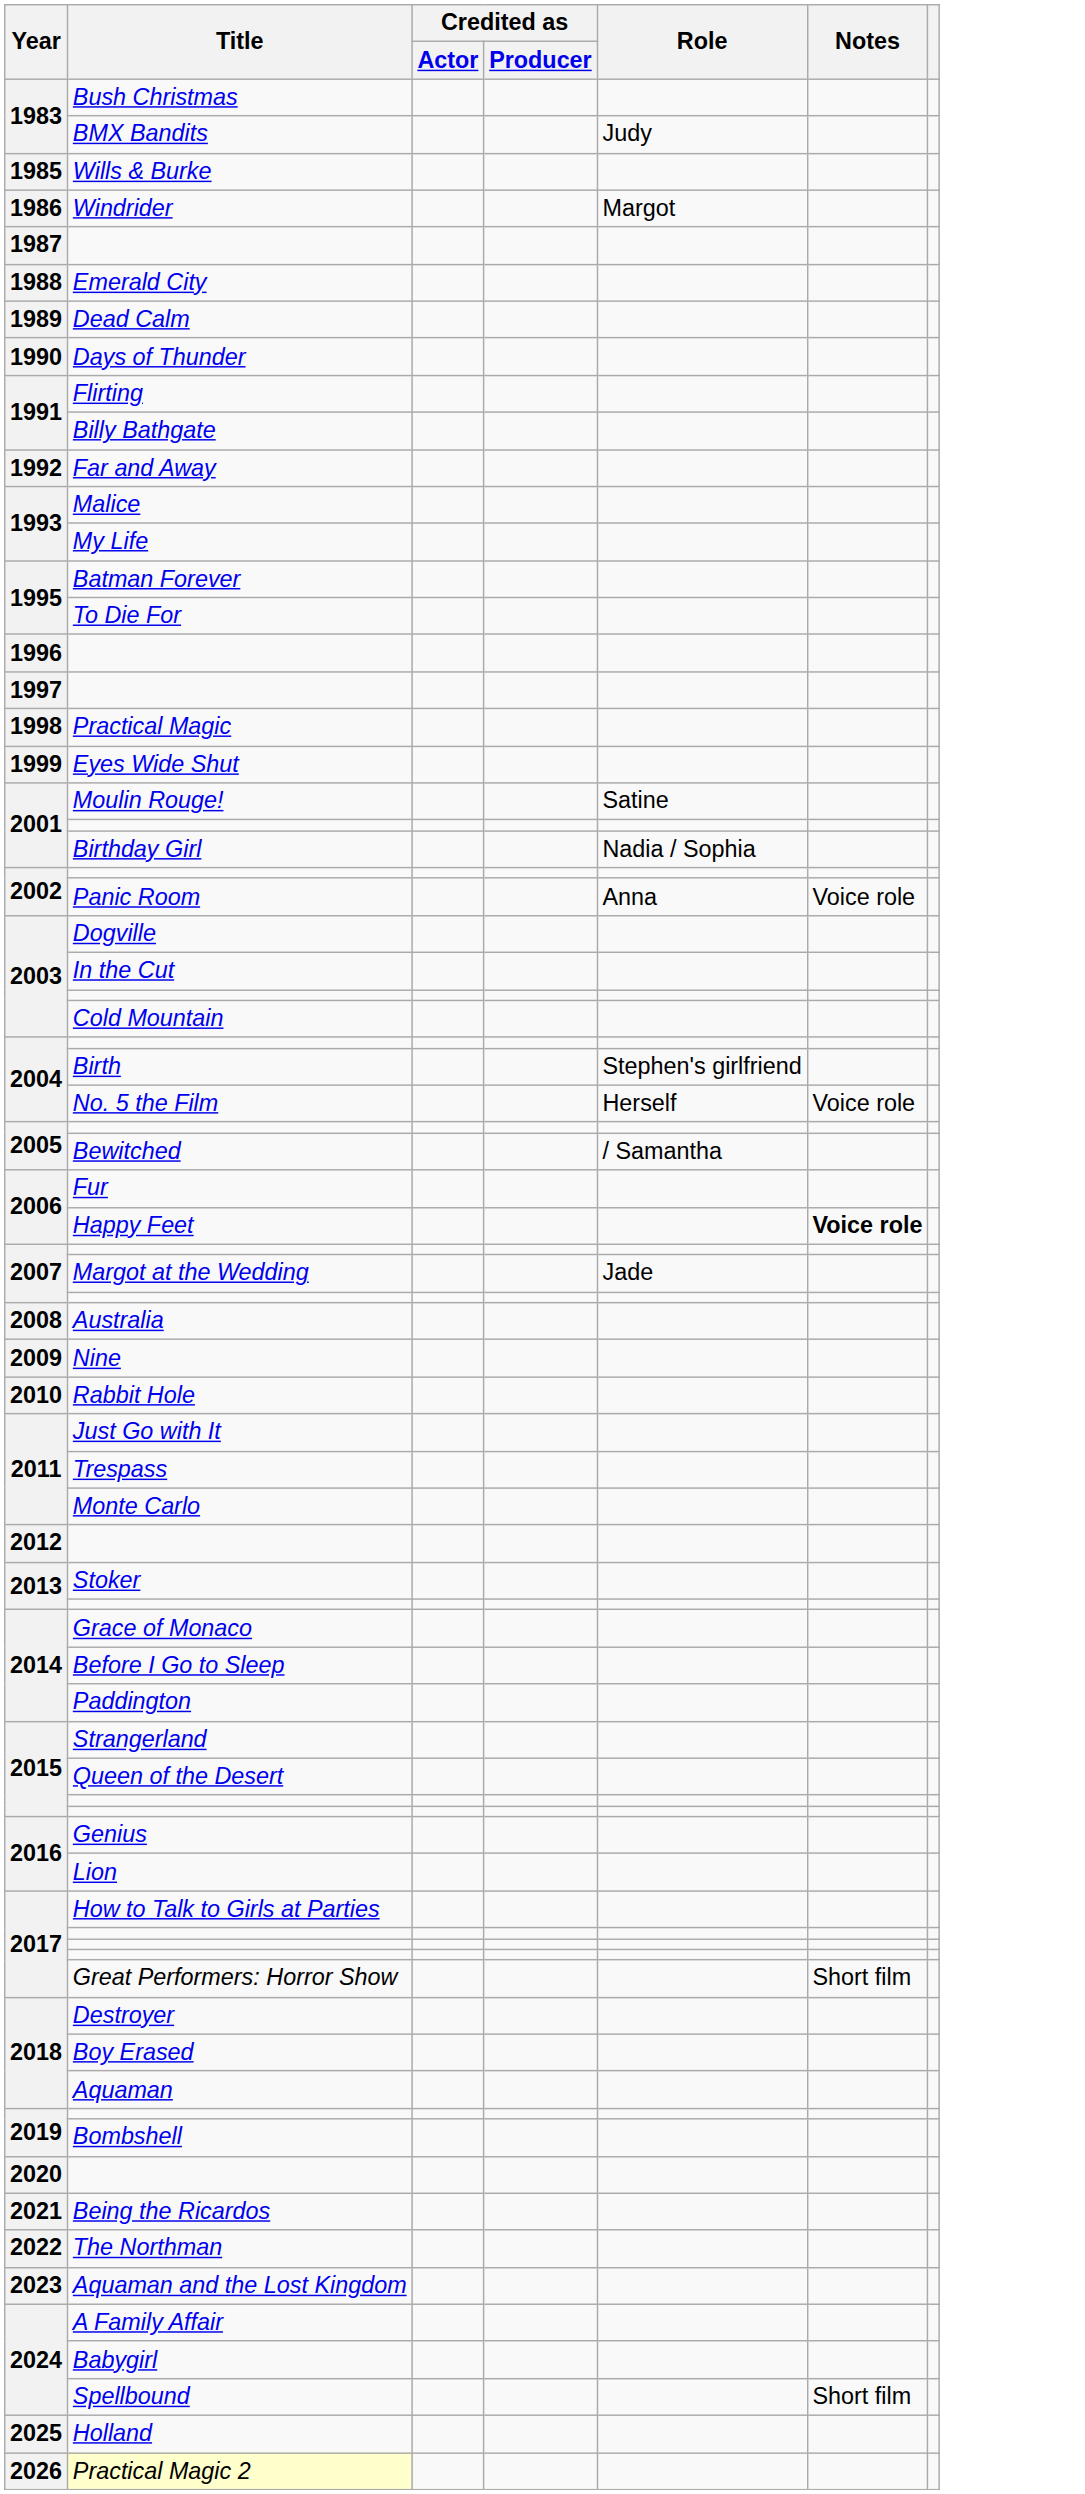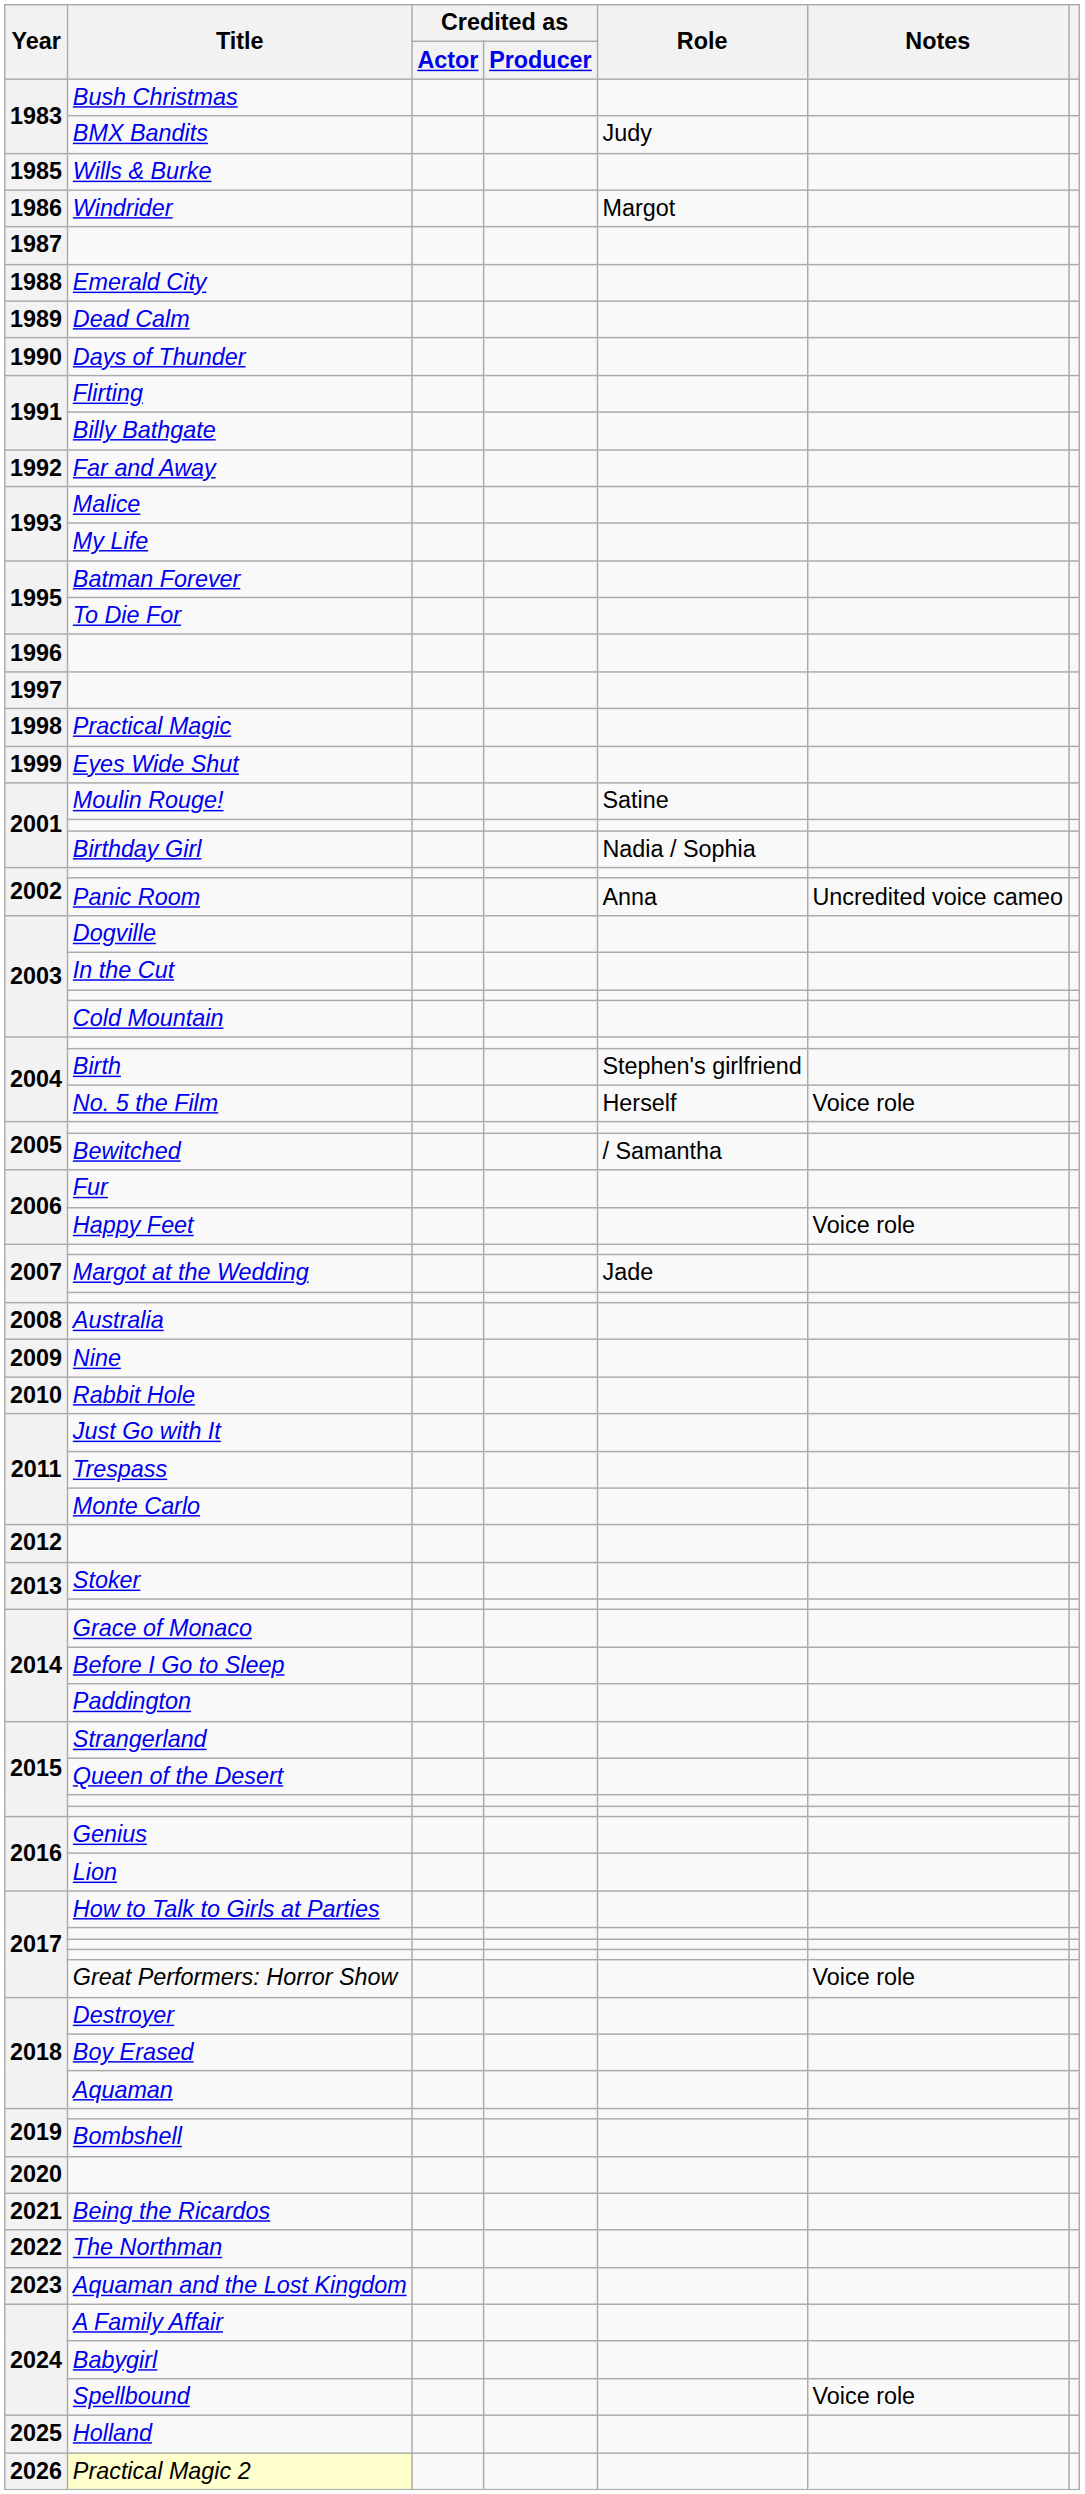(864, 896) Voice role -> (938, 896) Uncredited voice cameo
(867, 1225) bold -> (864, 1225) normal
(862, 1978) Short film -> (864, 1978) Voice role
(862, 2396) Short film -> (864, 2396) Voice role
